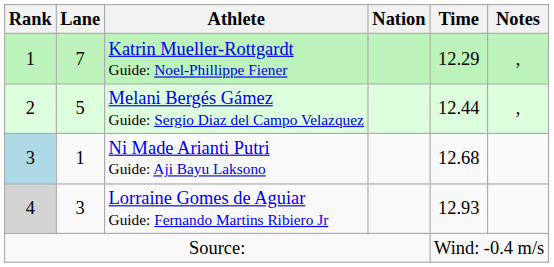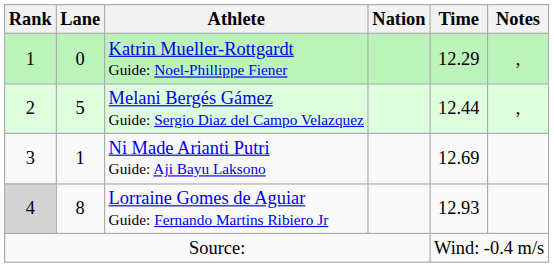(80, 58) 7 -> (80, 58) 0
(30, 158) lightblue background -> (30, 158) no background
(459, 158) 12.68 -> (459, 158) 12.69
(80, 208) 3 -> (80, 208) 8
